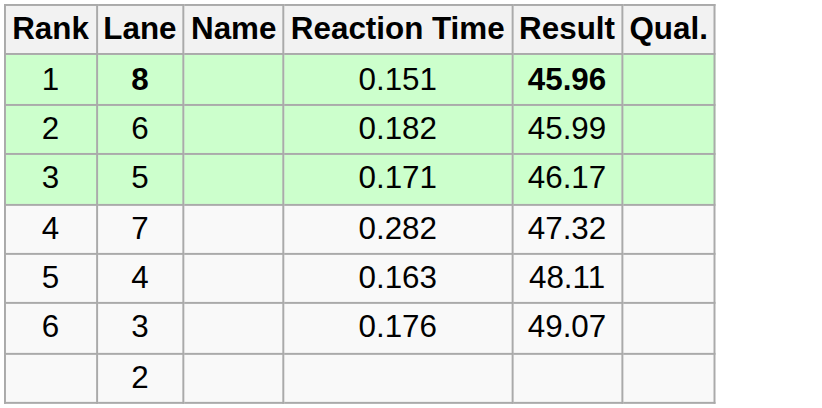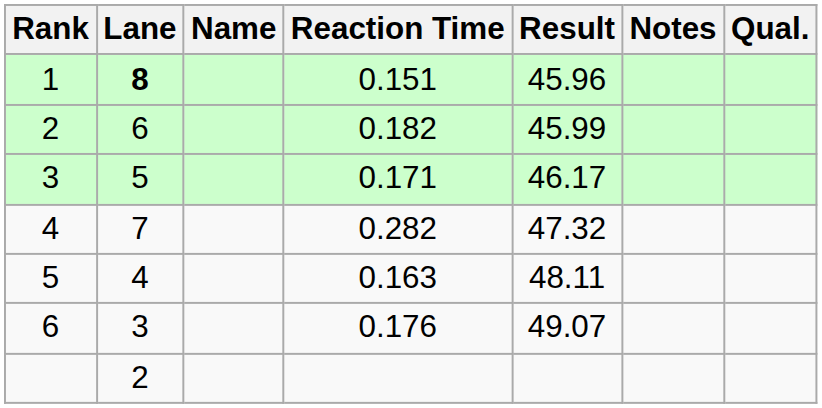+ column: (673, 29)
(567, 79) bold -> (567, 79) normal
